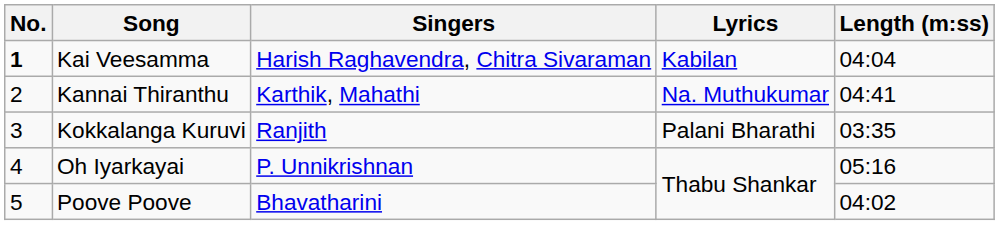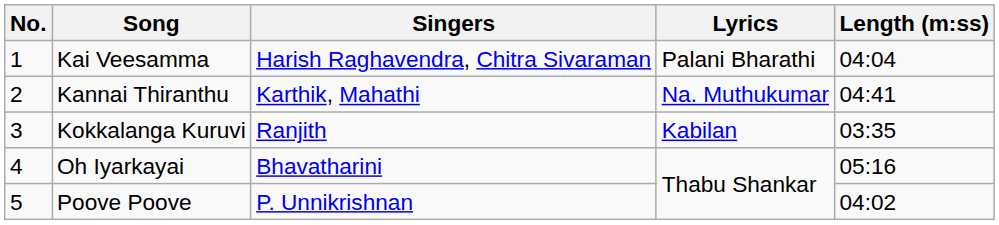(16, 59) bold -> (16, 59) normal
(699, 59) Kabilan -> (738, 59) Palani Bharathi
(738, 130) Palani Bharathi -> (699, 130) Kabilan
(335, 166) P. Unnikrishnan -> (319, 166) Bhavatharini
(319, 202) Bhavatharini -> (335, 202) P. Unnikrishnan
